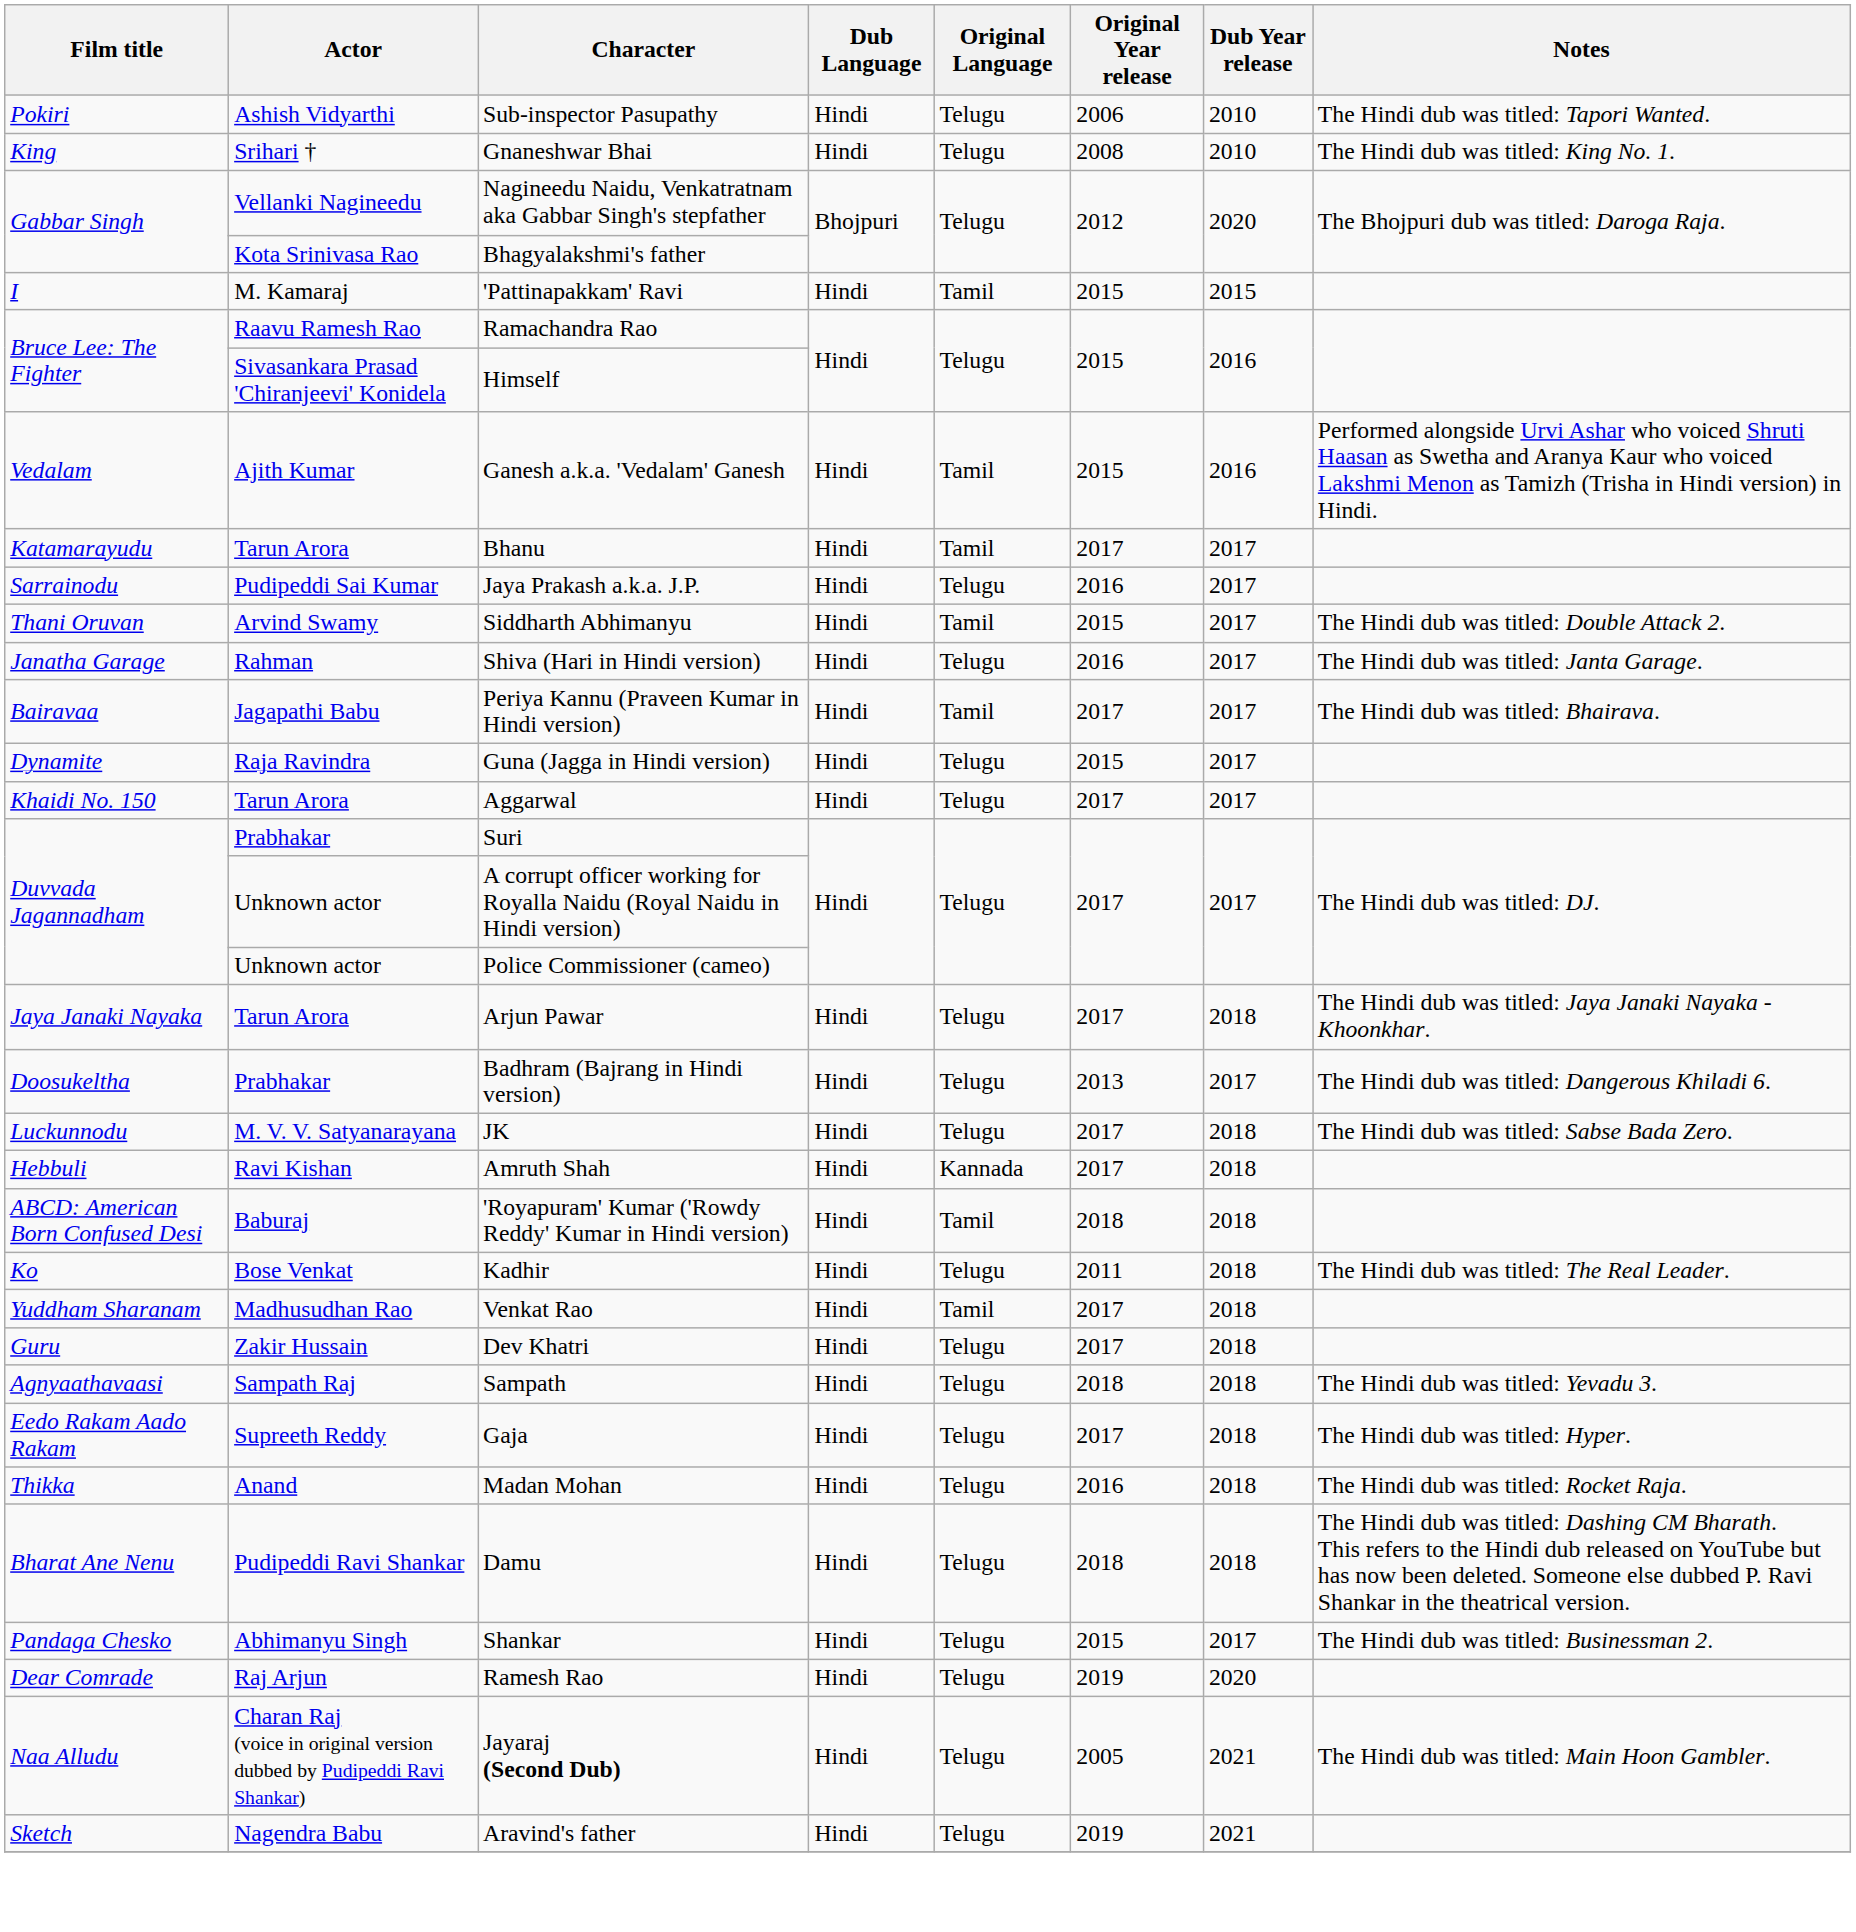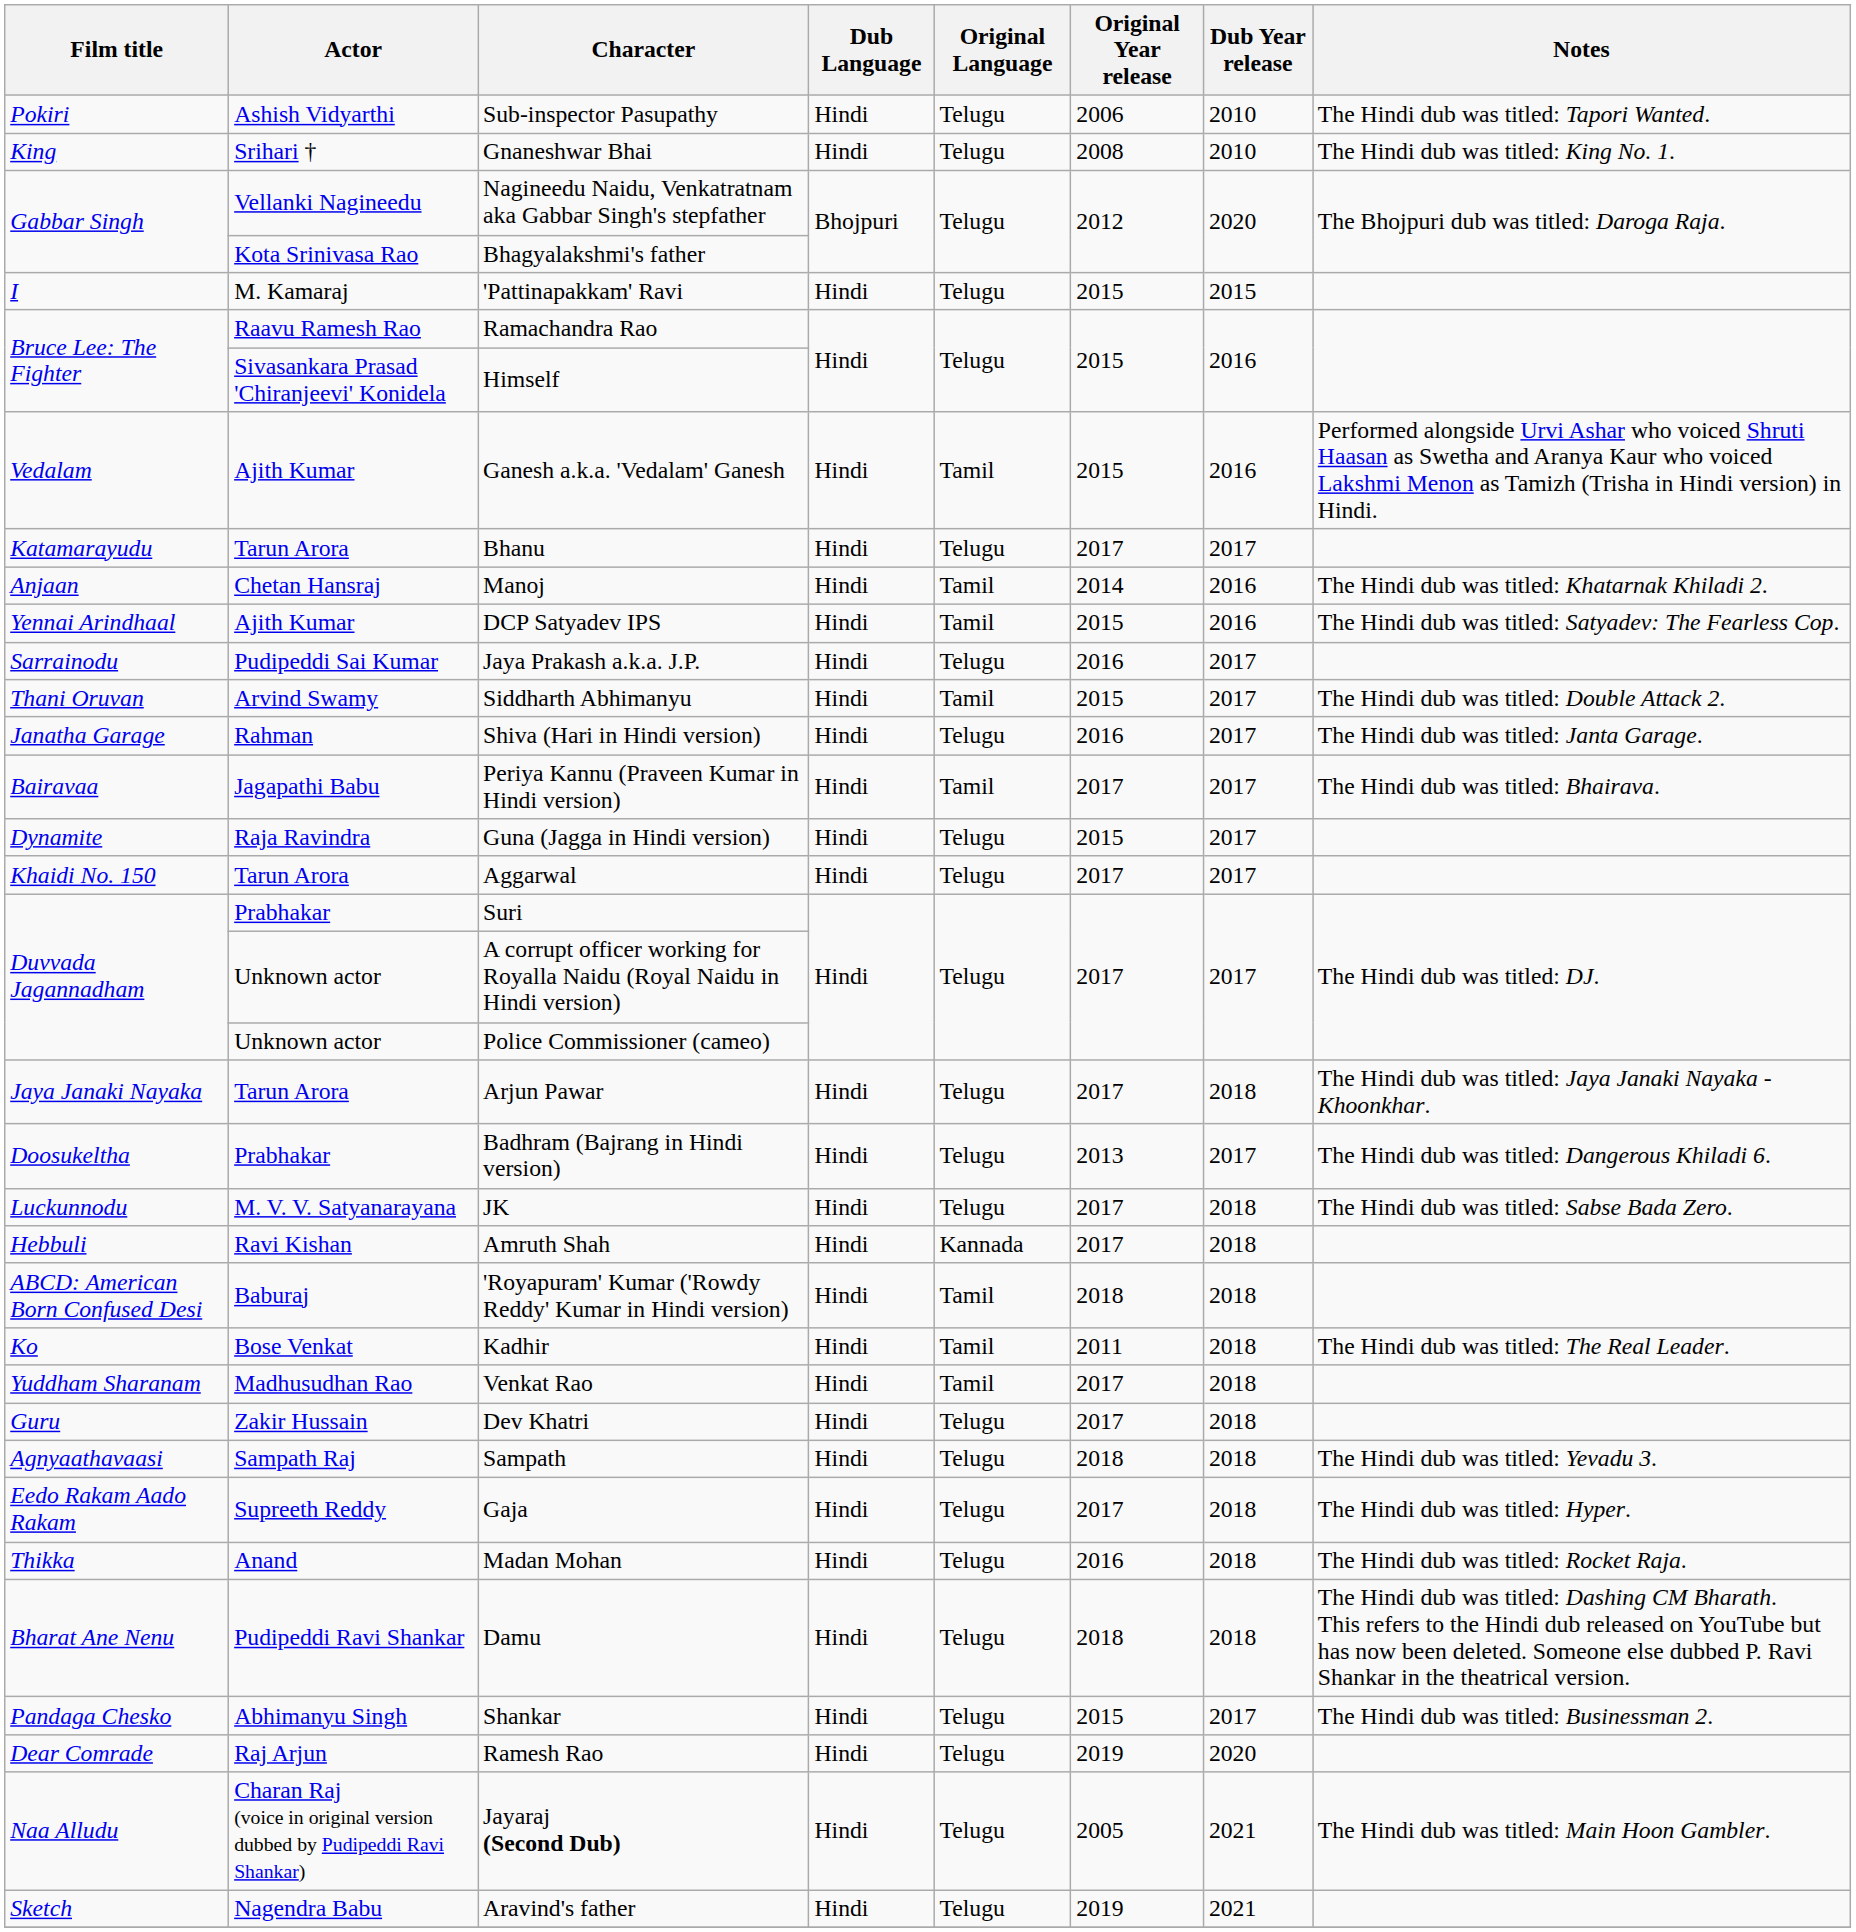(967, 290) Tamil -> (972, 290) Telugu
(967, 547) Tamil -> (972, 547) Telugu
+ row: (514, 585)
+ row: (572, 622)
(972, 1270) Telugu -> (967, 1346) Tamil
